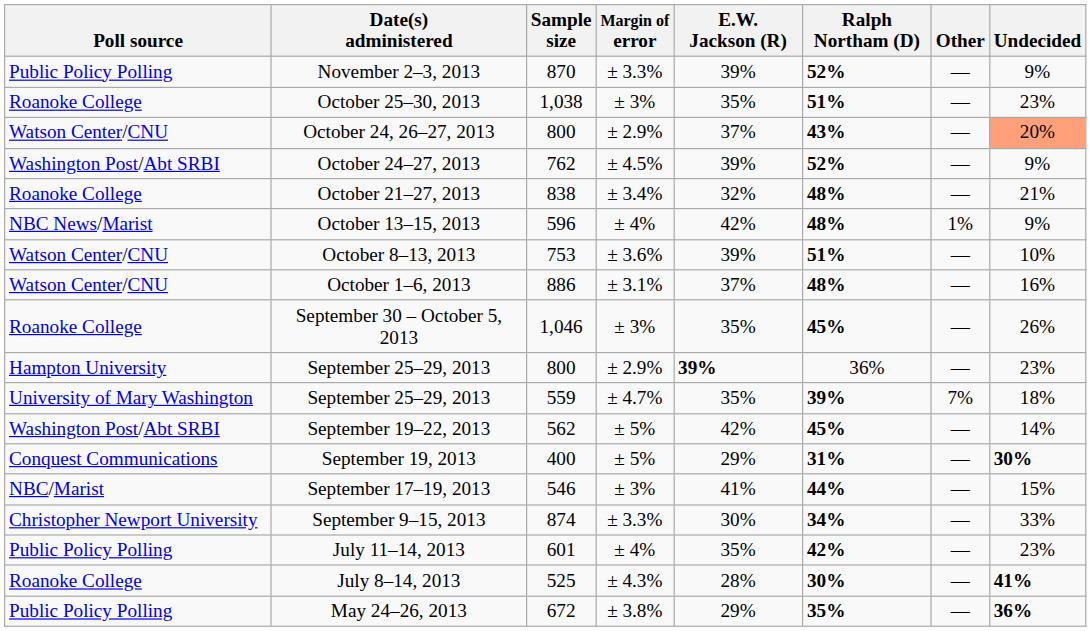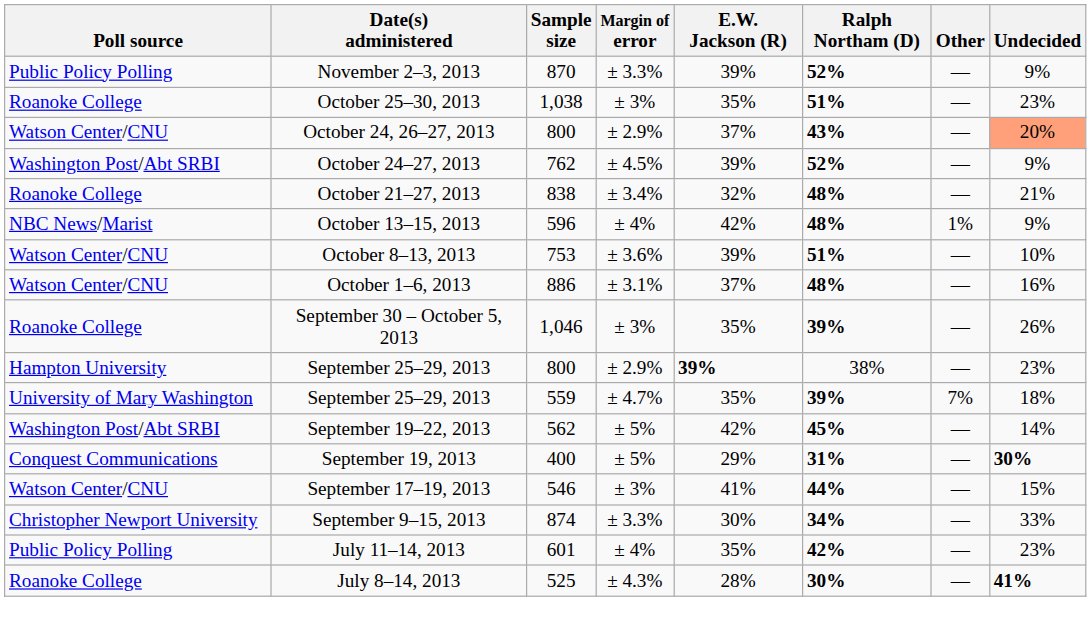(826, 326) 45% -> (826, 326) 39%
(867, 367) 36% -> (867, 367) 38%
(57, 489) NBC/Marist -> (89, 489) Watson Center/CNU
- row: (399, 611)
